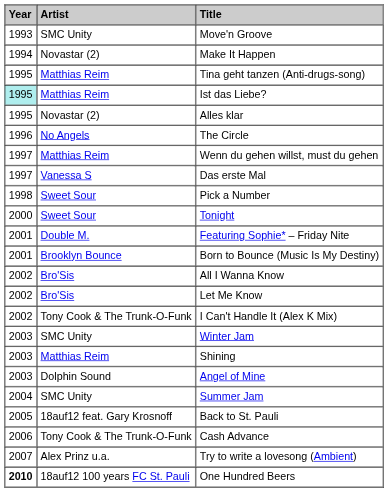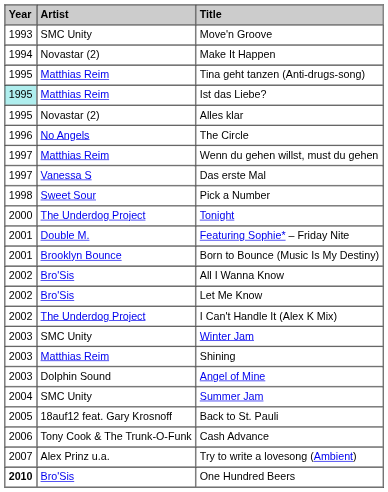(68, 215) Sweet Sour -> (93, 215) The Underdog Project
(116, 316) Tony Cook & The Trunk-O-Funk -> (93, 316) The Underdog Project
(115, 477) 18auf12 100 years FC St. Pauli -> (57, 477) Bro'Sis
